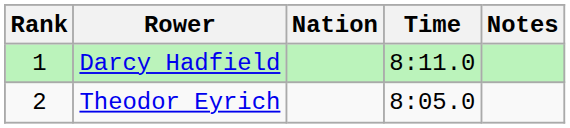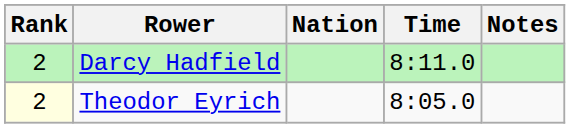(39, 63) 1 -> (39, 63) 2
(39, 102) no background -> (39, 102) lightyellow background
